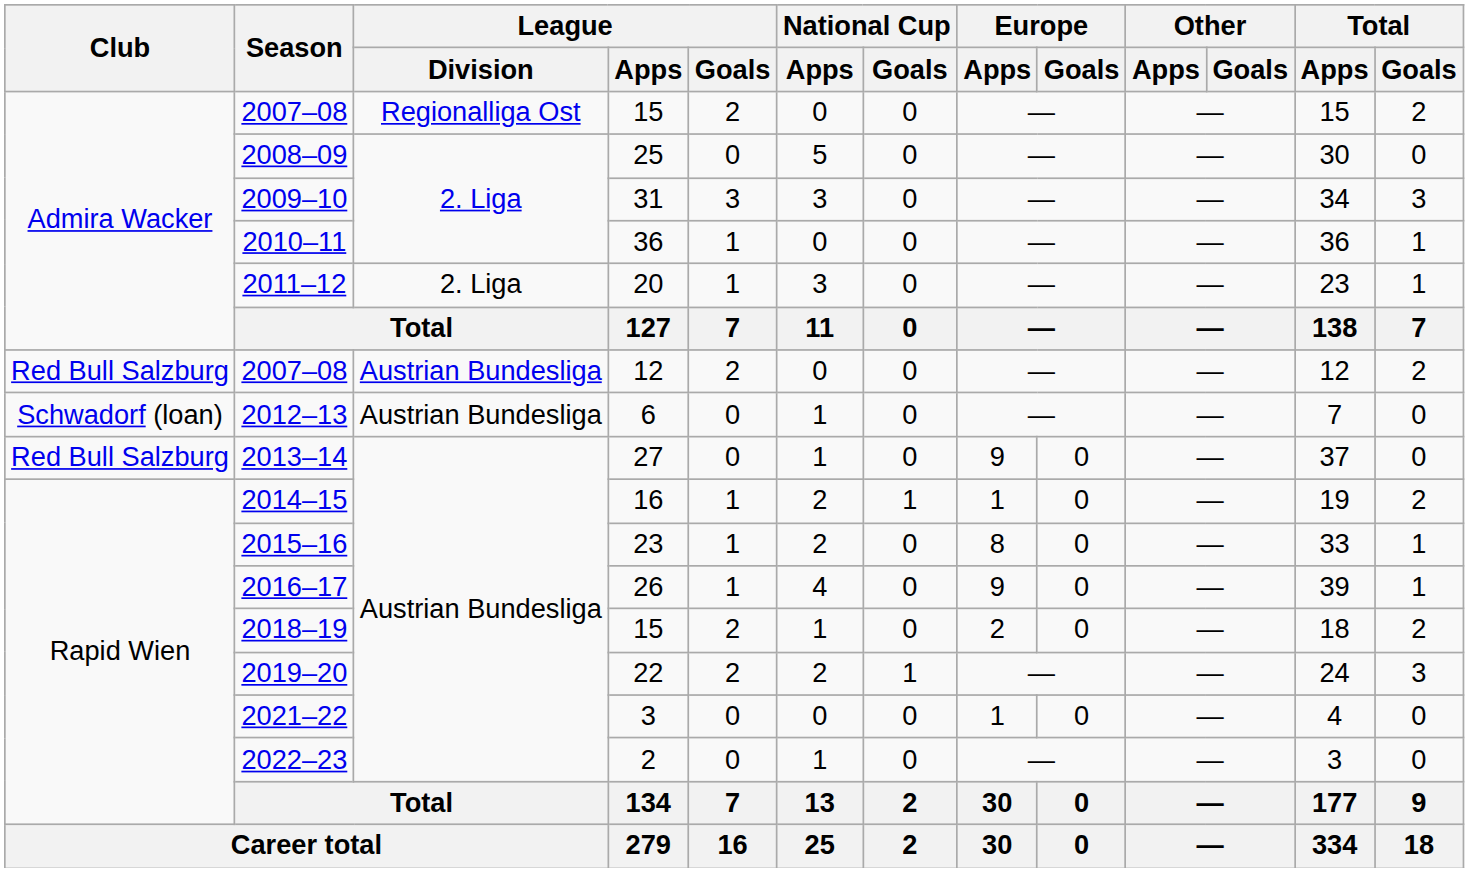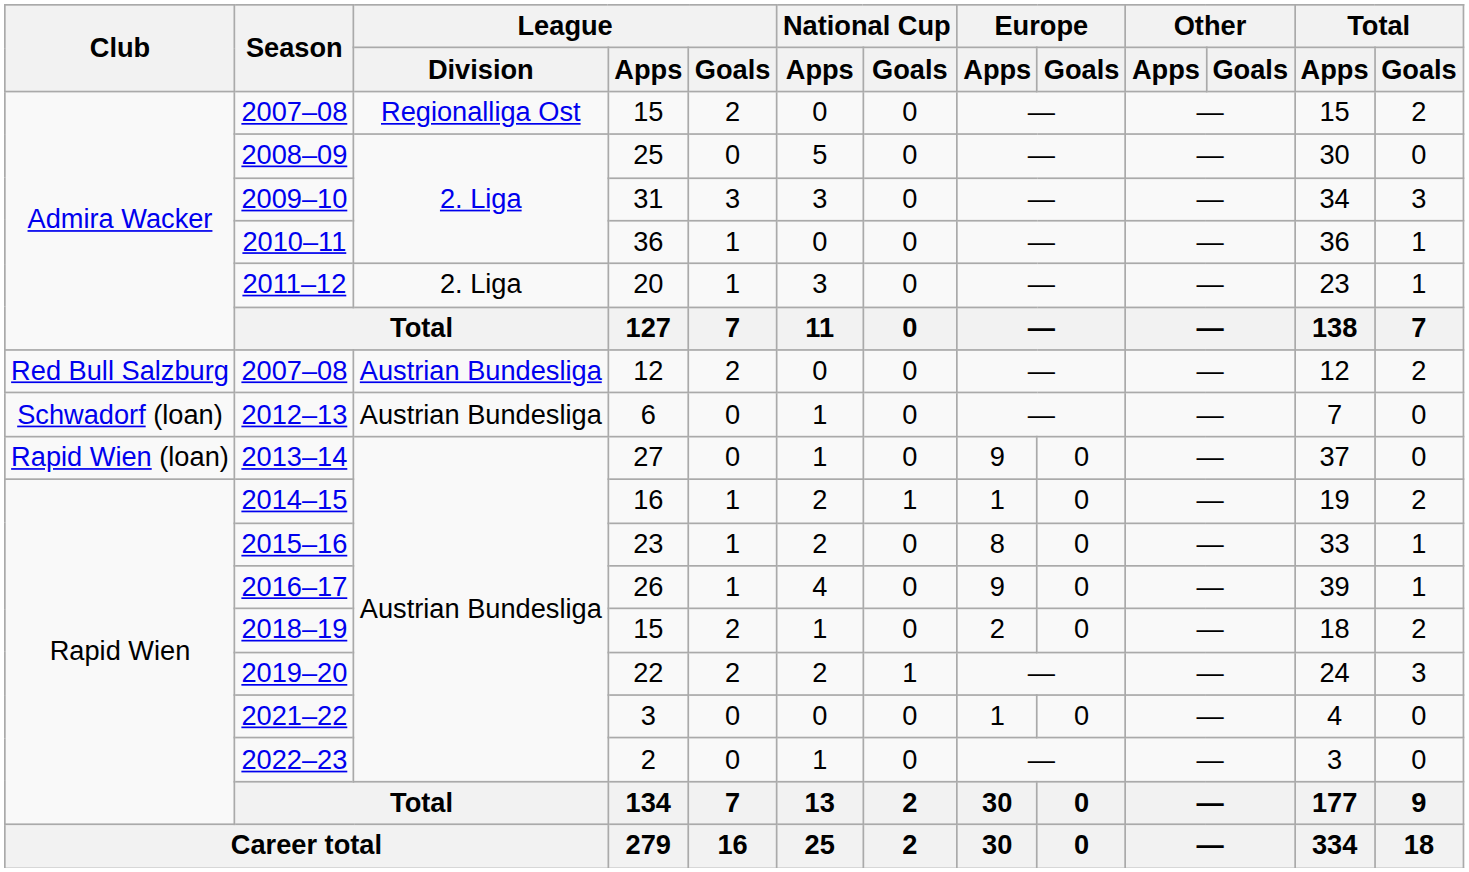(120, 457) Red Bull Salzburg -> (120, 457) Rapid Wien (loan)
